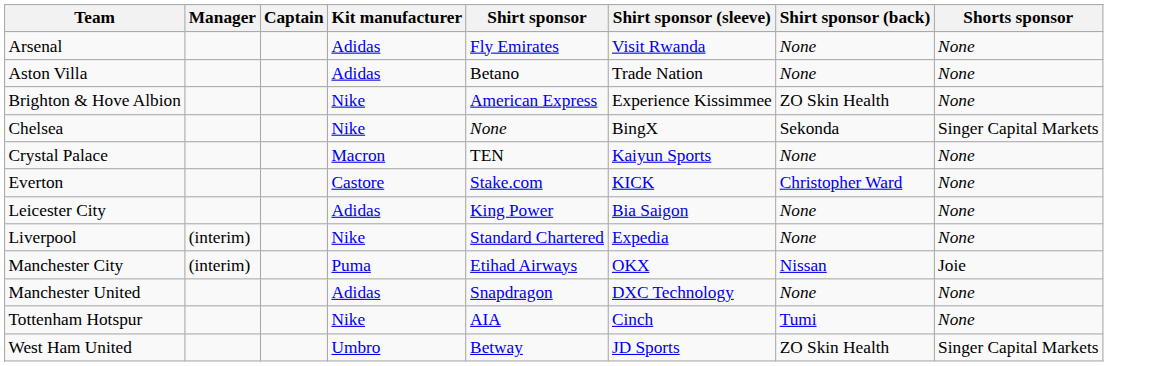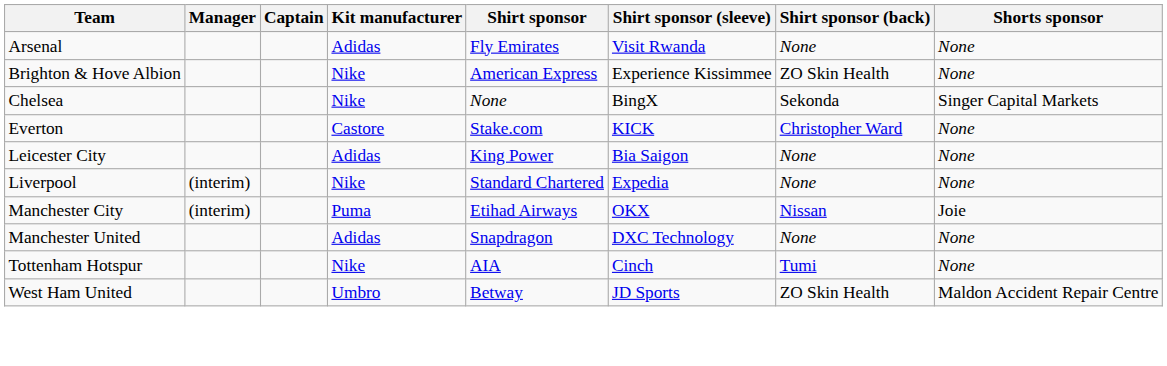- row: (48, 73)
- row: (58, 155)
(1018, 347) Singer Capital Markets -> (1048, 292) Maldon Accident Repair Centre
